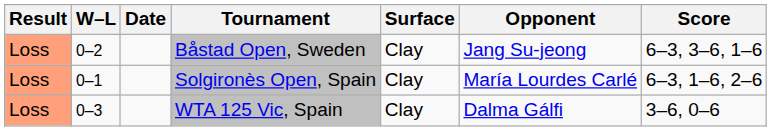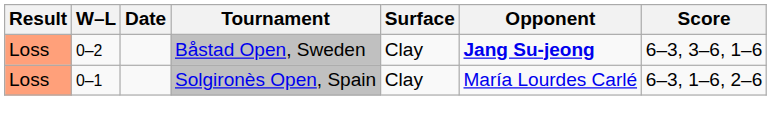(525, 49) normal -> (529, 49) bold
- row: (259, 110)
